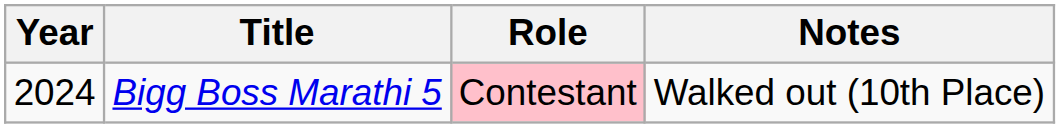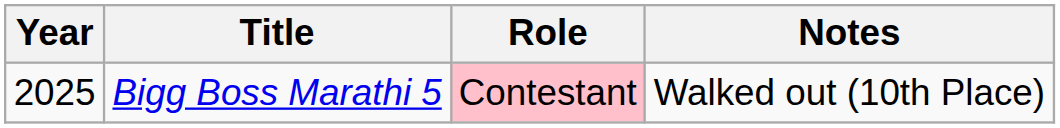(55, 92) 2024 -> (55, 92) 2025
